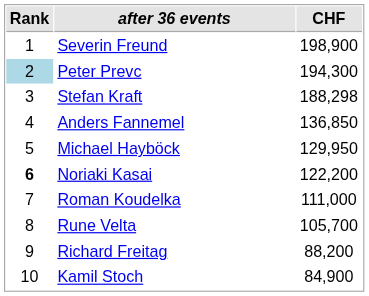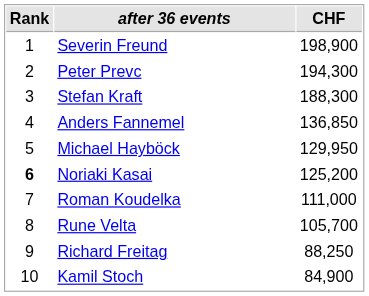(30, 71) lightblue background -> (30, 71) no background
(329, 97) 188,298 -> (329, 97) 188,300
(329, 174) 122,200 -> (329, 174) 125,200
(329, 251) 88,200 -> (329, 251) 88,250
